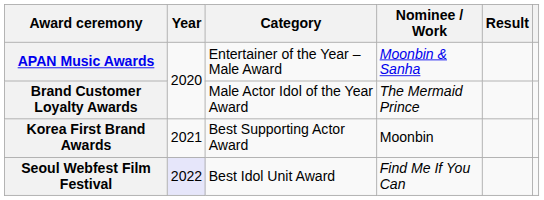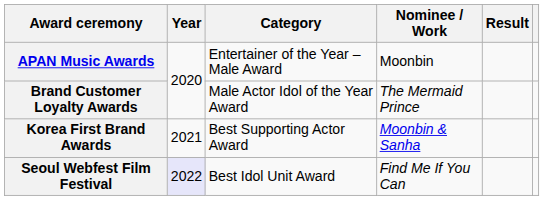(413, 61) Moonbin & Sanha -> (407, 61) Moonbin
(407, 138) Moonbin -> (413, 138) Moonbin & Sanha
